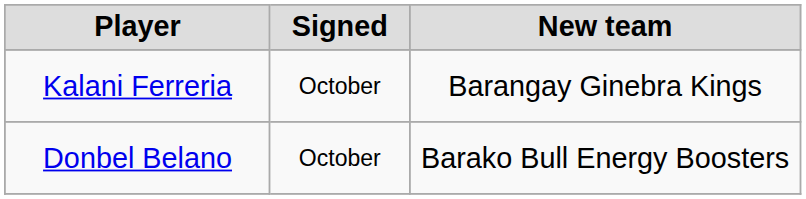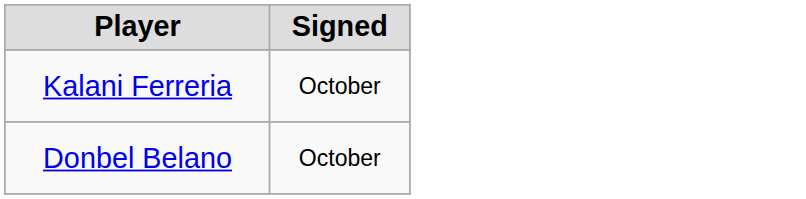- column: (605, 27)
